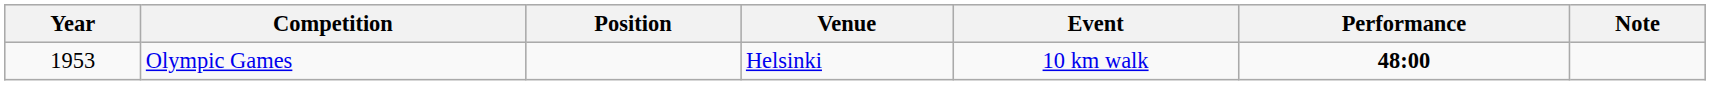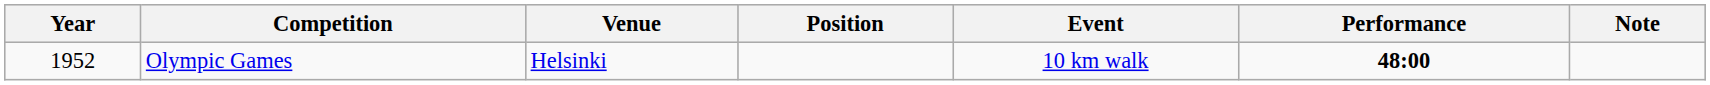columns swapped: (847, 23) <-> (633, 23)
(73, 60) 1953 -> (73, 60) 1952
